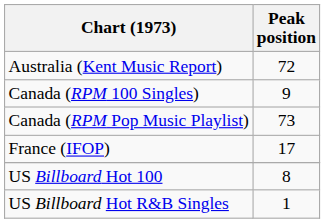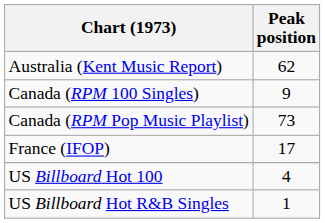(286, 65) 72 -> (286, 65) 62
(286, 176) 8 -> (286, 176) 4
